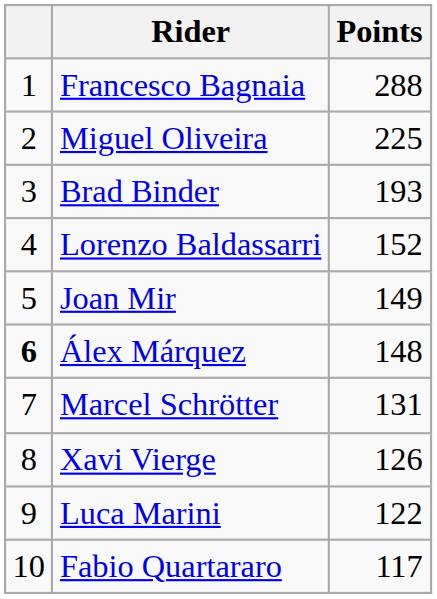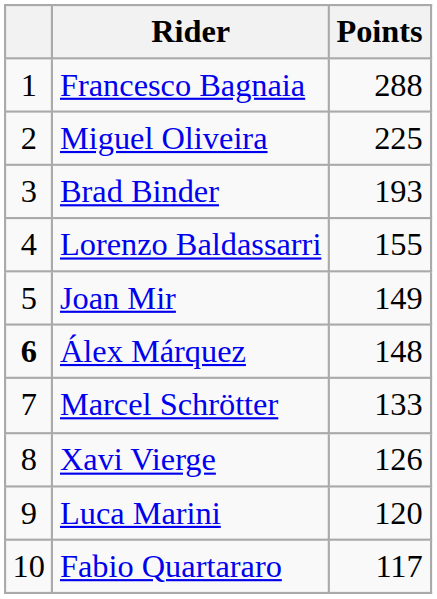(398, 244) 152 -> (398, 244) 155
(398, 405) 131 -> (398, 405) 133
(398, 511) 122 -> (398, 511) 120
